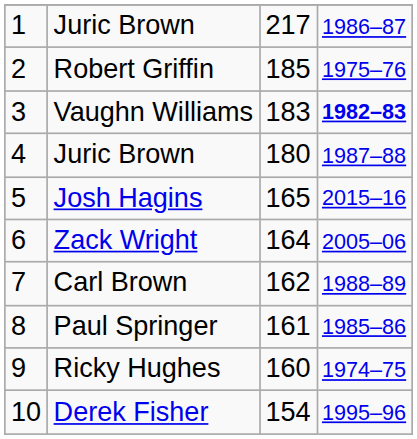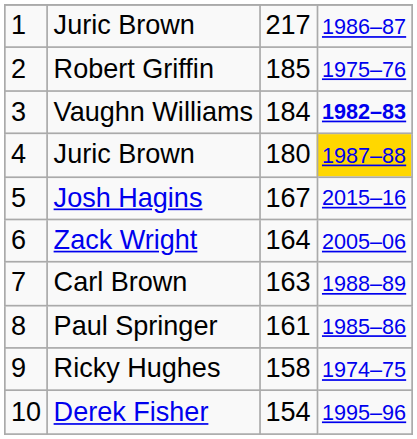(288, 111) 183 -> (288, 111) 184
(364, 155) no background -> (364, 155) gold background
(288, 197) 165 -> (288, 197) 167
(288, 283) 162 -> (288, 283) 163
(288, 369) 160 -> (288, 369) 158
